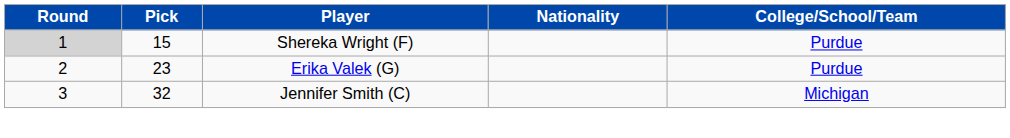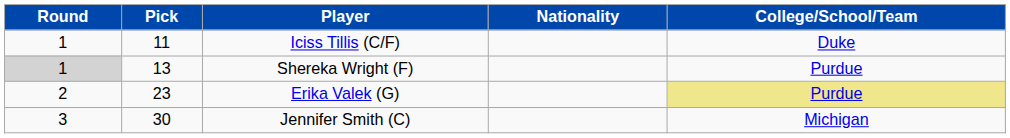+ row: (345, 42)
(162, 42) 15 -> (162, 68) 13
(836, 68) no background -> (836, 94) khaki background
(162, 94) 32 -> (162, 119) 30
